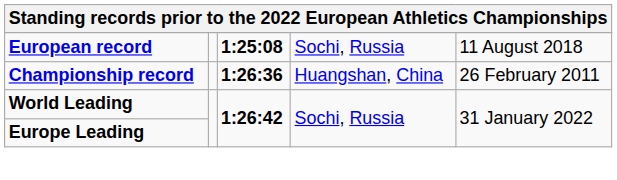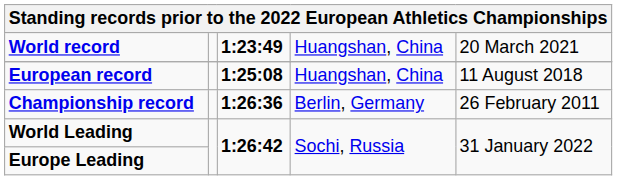+ row: (64, 47)
(349, 47) Sochi, Russia -> (369, 75) Huangshan, China
(369, 75) Huangshan, China -> (359, 103) Berlin, Germany
